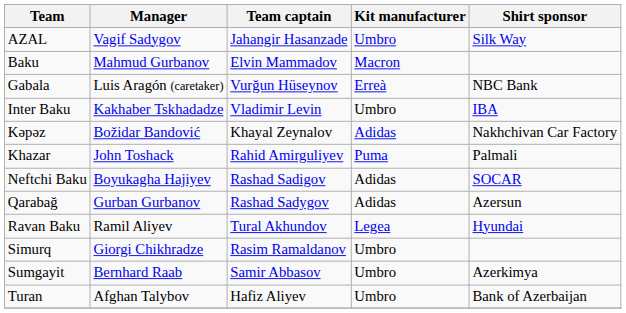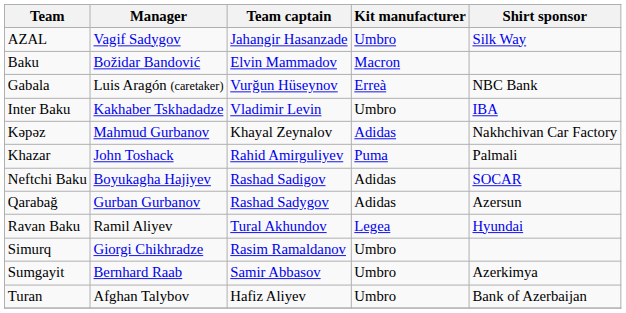(151, 62) Mahmud Gurbanov -> (147, 62) Božidar Bandović
(147, 132) Božidar Bandović -> (151, 132) Mahmud Gurbanov
